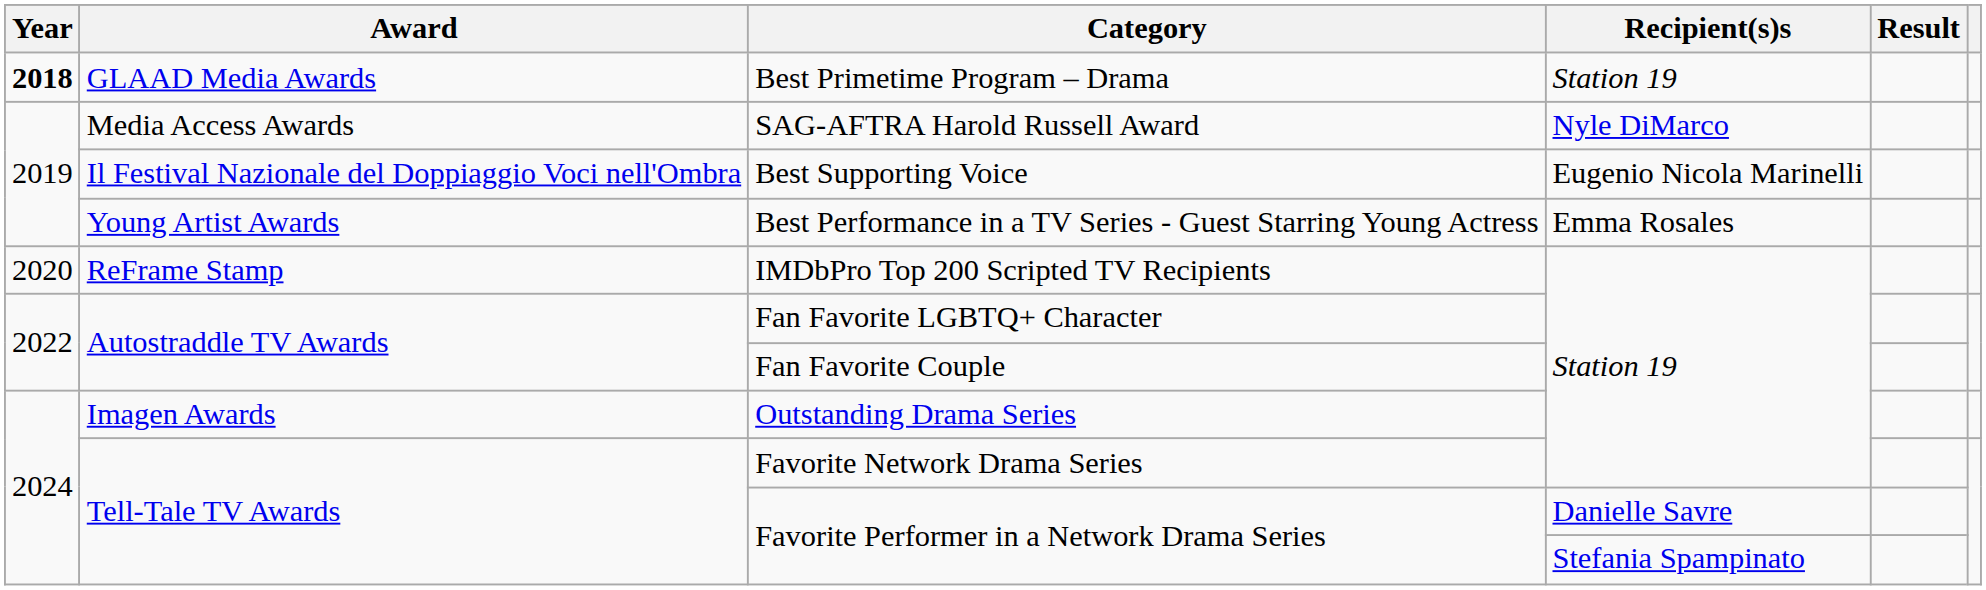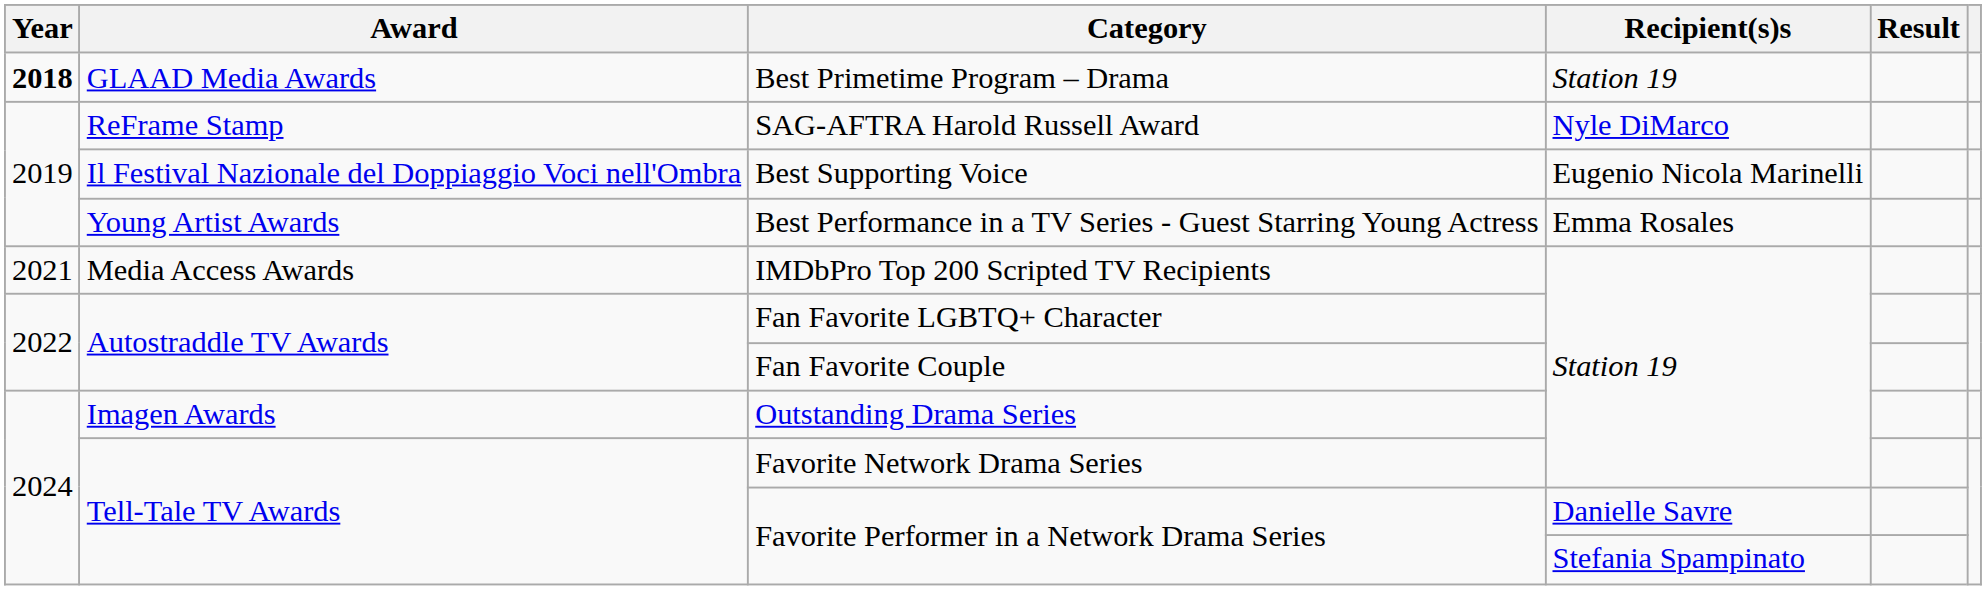(220, 125) Media Access Awards -> (185, 125) ReFrame Stamp
(42, 269) 2020 -> (42, 269) 2021
(185, 269) ReFrame Stamp -> (220, 269) Media Access Awards
